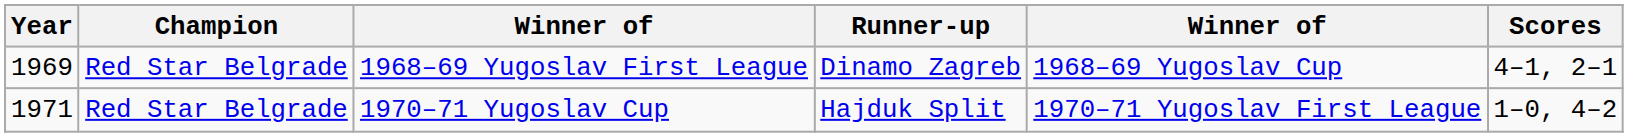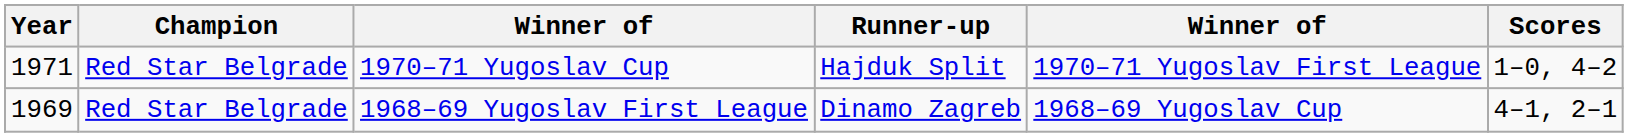rows swapped: (584, 68) <-> (514, 110)
